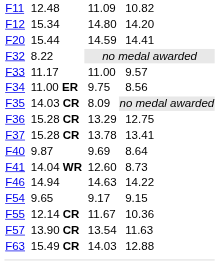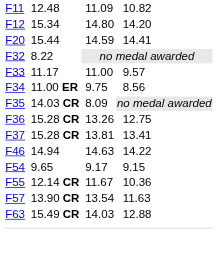(102, 119) 13.29 -> (100, 119) 13.26
(102, 135) 13.78 -> (100, 135) 13.81
- row: (15, 151)
- row: (15, 167)
